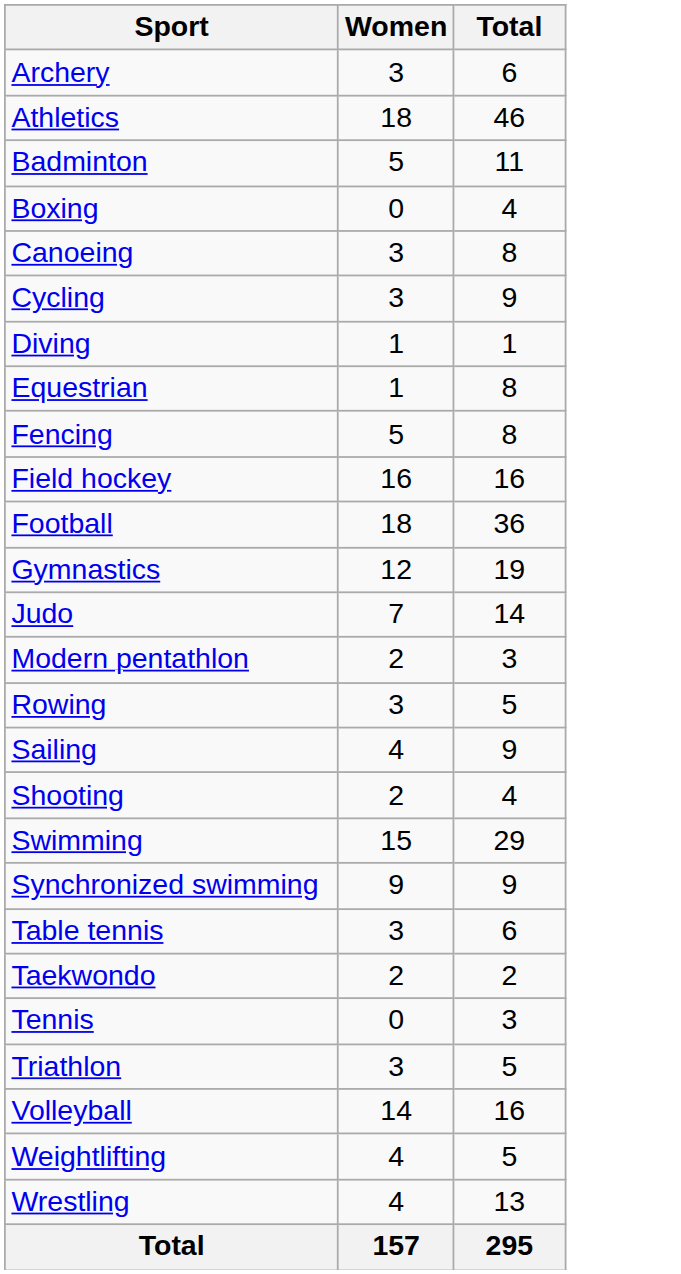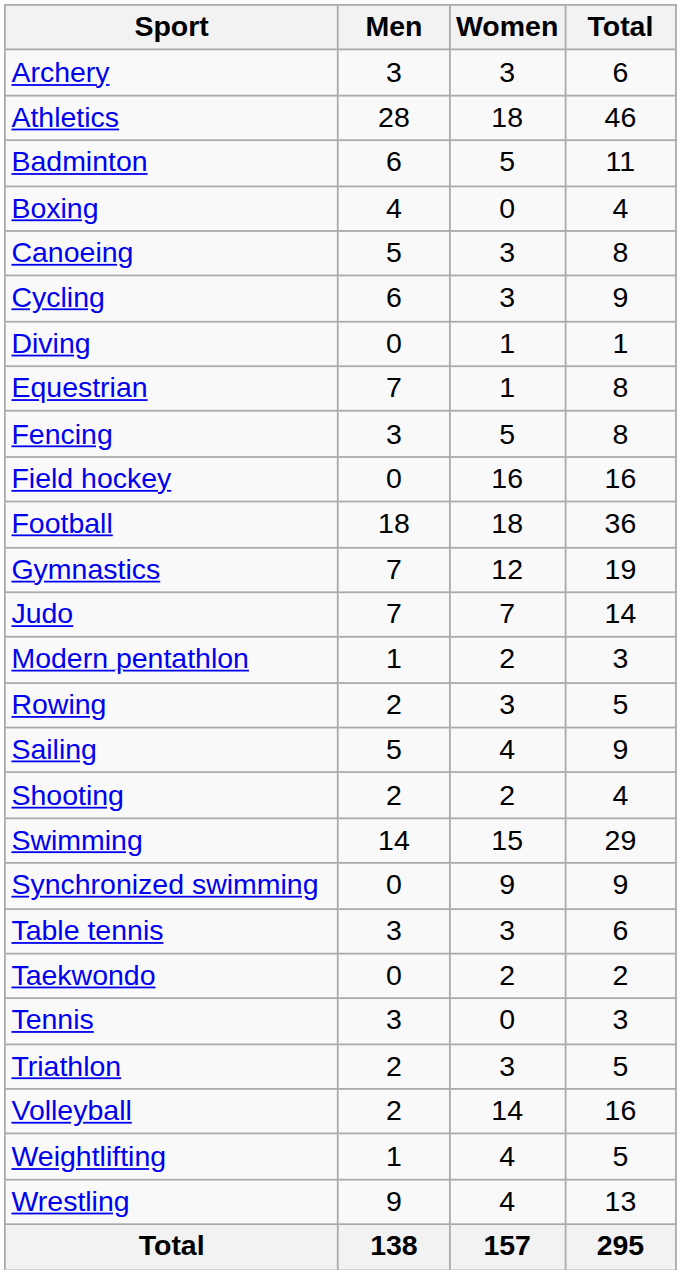+ column: (394, 27)
